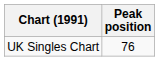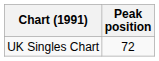(128, 46) 76 -> (128, 46) 72
